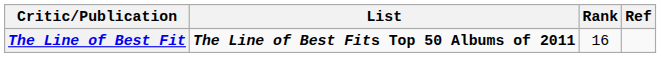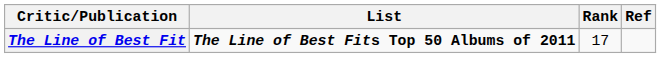(600, 41) 16 -> (600, 41) 17
